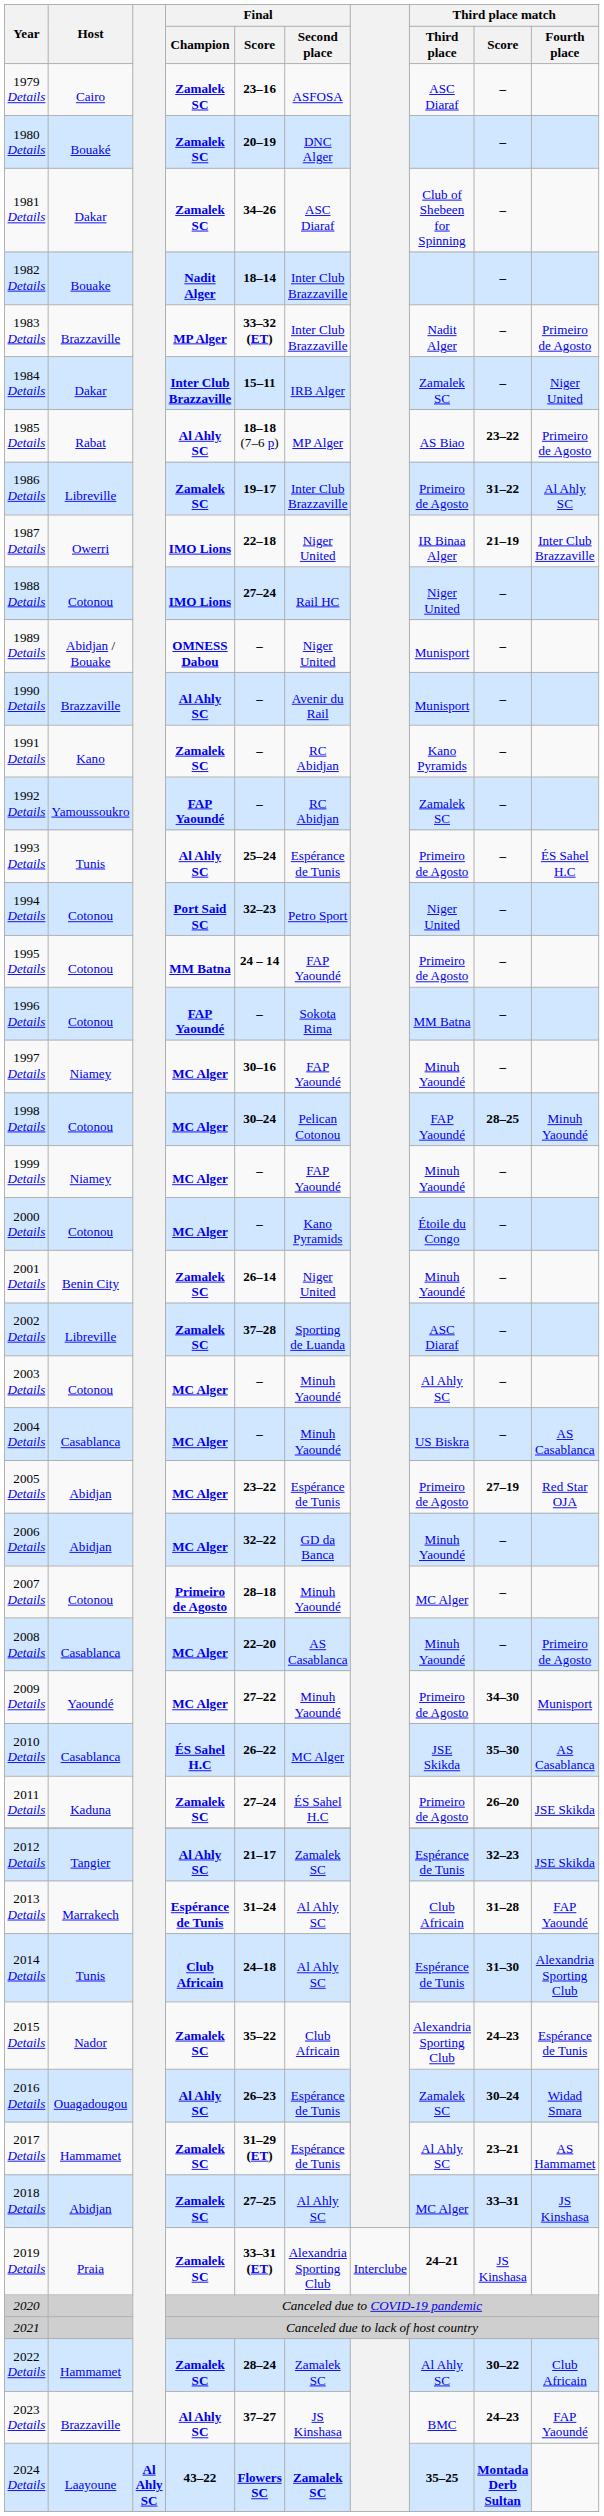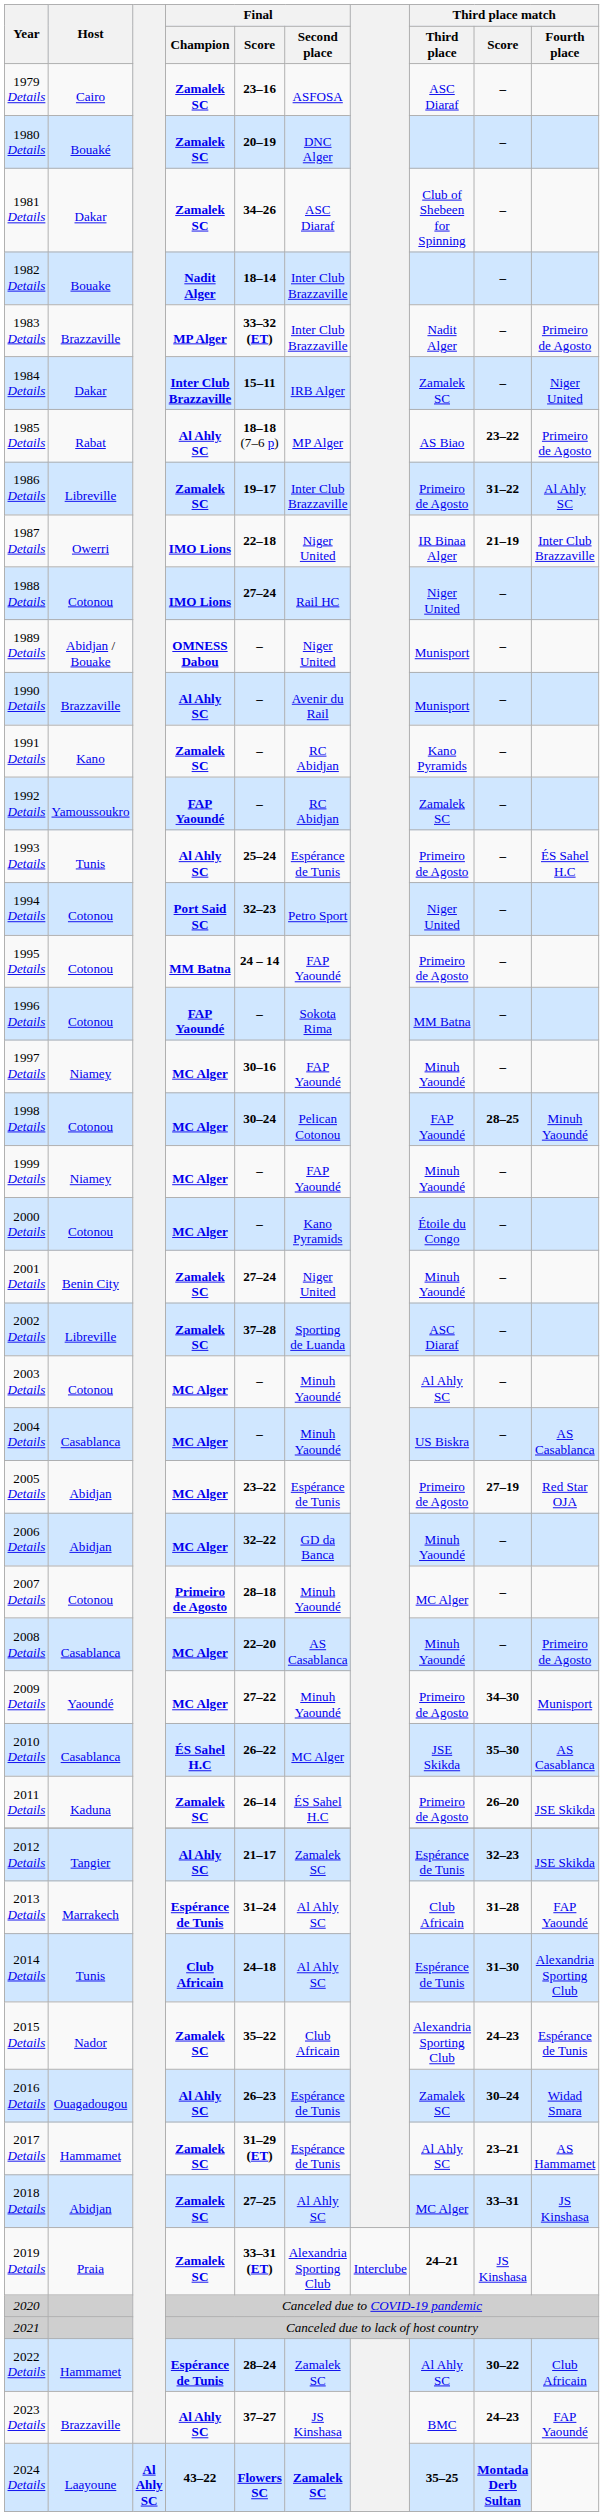(260, 1276) 26–14 -> (260, 1276) 27–24
(260, 1802) 27–24 -> (260, 1802) 26–14
(200, 2372) Zamalek SC -> (200, 2372) Espérance de Tunis
